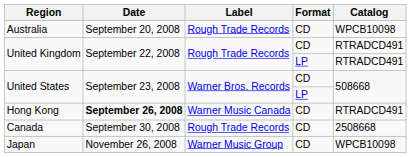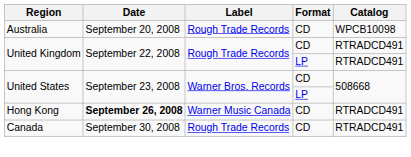(356, 128) 2508668 -> (369, 128) RTRADCD491
- row: (21, 144)
